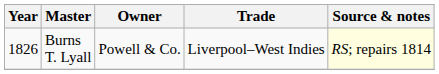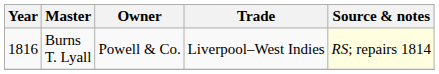(23, 48) 1826 -> (23, 48) 1816
